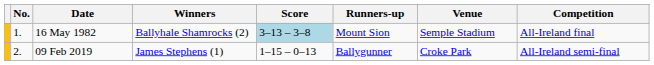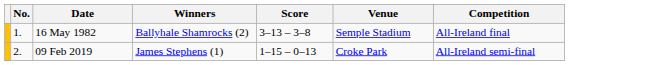- column: (375, 14)
(285, 33) lightblue background -> (285, 33) no background
